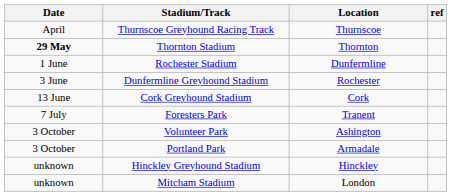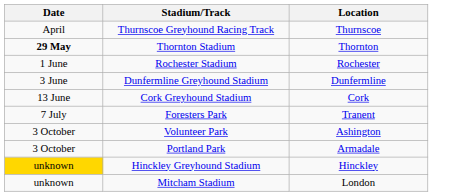- column: (437, 13)
(358, 64) Dunfermline -> (358, 64) Rochester
(358, 81) Rochester -> (358, 81) Dunfermline
(54, 166) no background -> (54, 166) gold background
